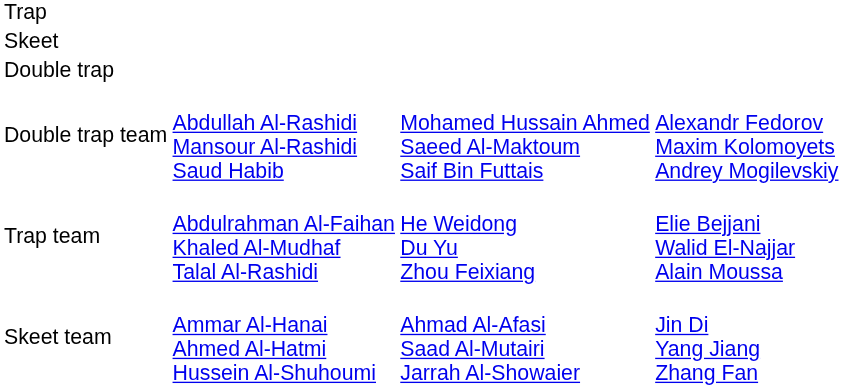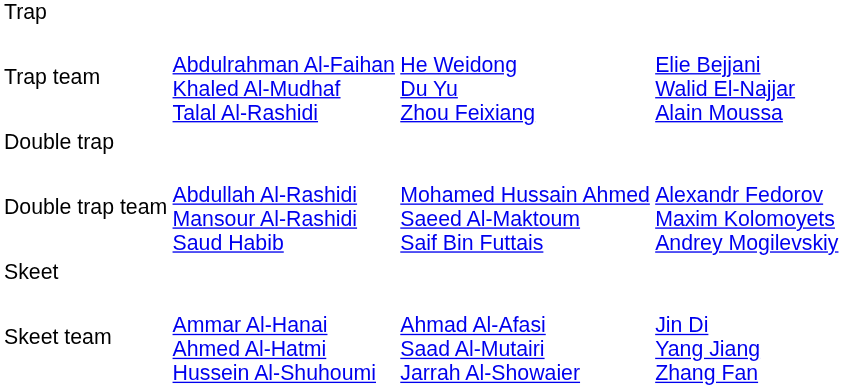rows swapped: (52, 236) <-> (31, 41)
